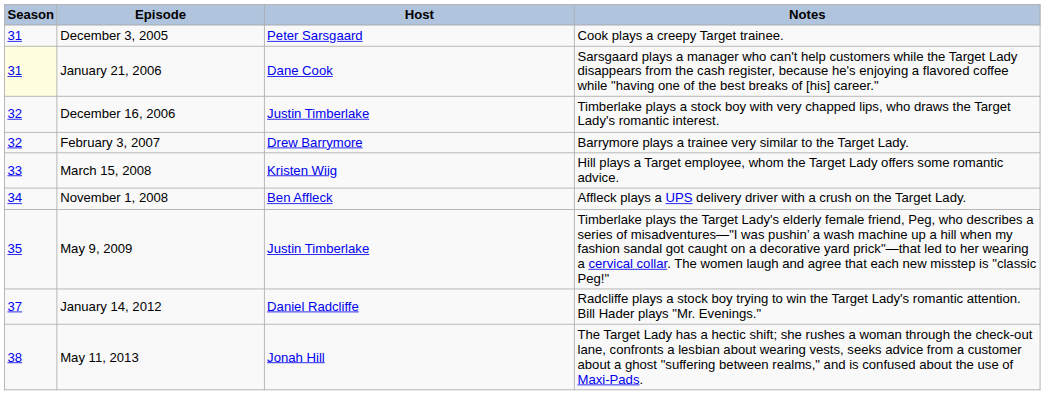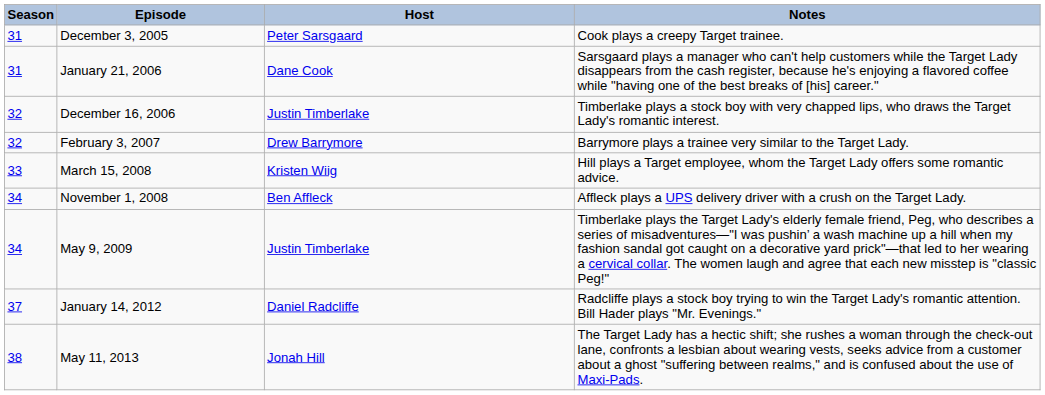(15, 71) lightyellow background -> (15, 71) no background
(15, 249) 35 -> (15, 249) 34
